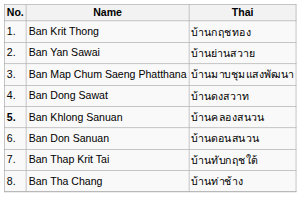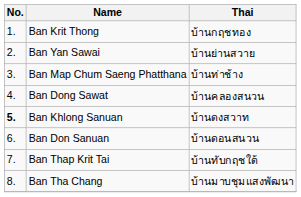(243, 74) บ้านมาบชุมแสงพัฒนา -> (217, 74) บ้านท่าช้าง
(220, 96) บ้านดงสวาท -> (228, 96) บ้านคลองสนวน
(228, 117) บ้านคลองสนวน -> (220, 117) บ้านดงสวาท
(217, 181) บ้านท่าช้าง -> (243, 181) บ้านมาบชุมแสงพัฒนา
